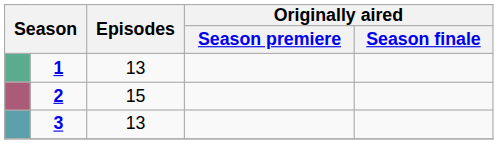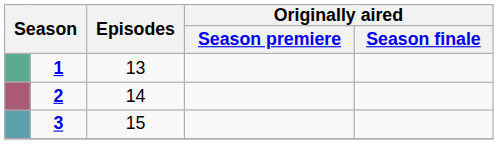(136, 96) 15 -> (136, 96) 14
(136, 124) 13 -> (136, 124) 15
